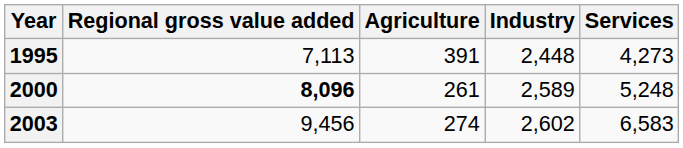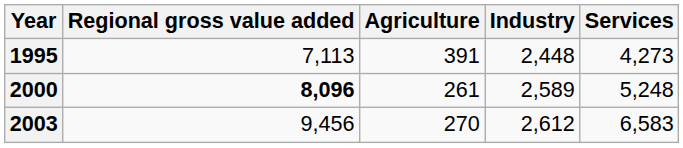(462, 124) 274 -> (462, 124) 270
(548, 124) 2,602 -> (548, 124) 2,612
